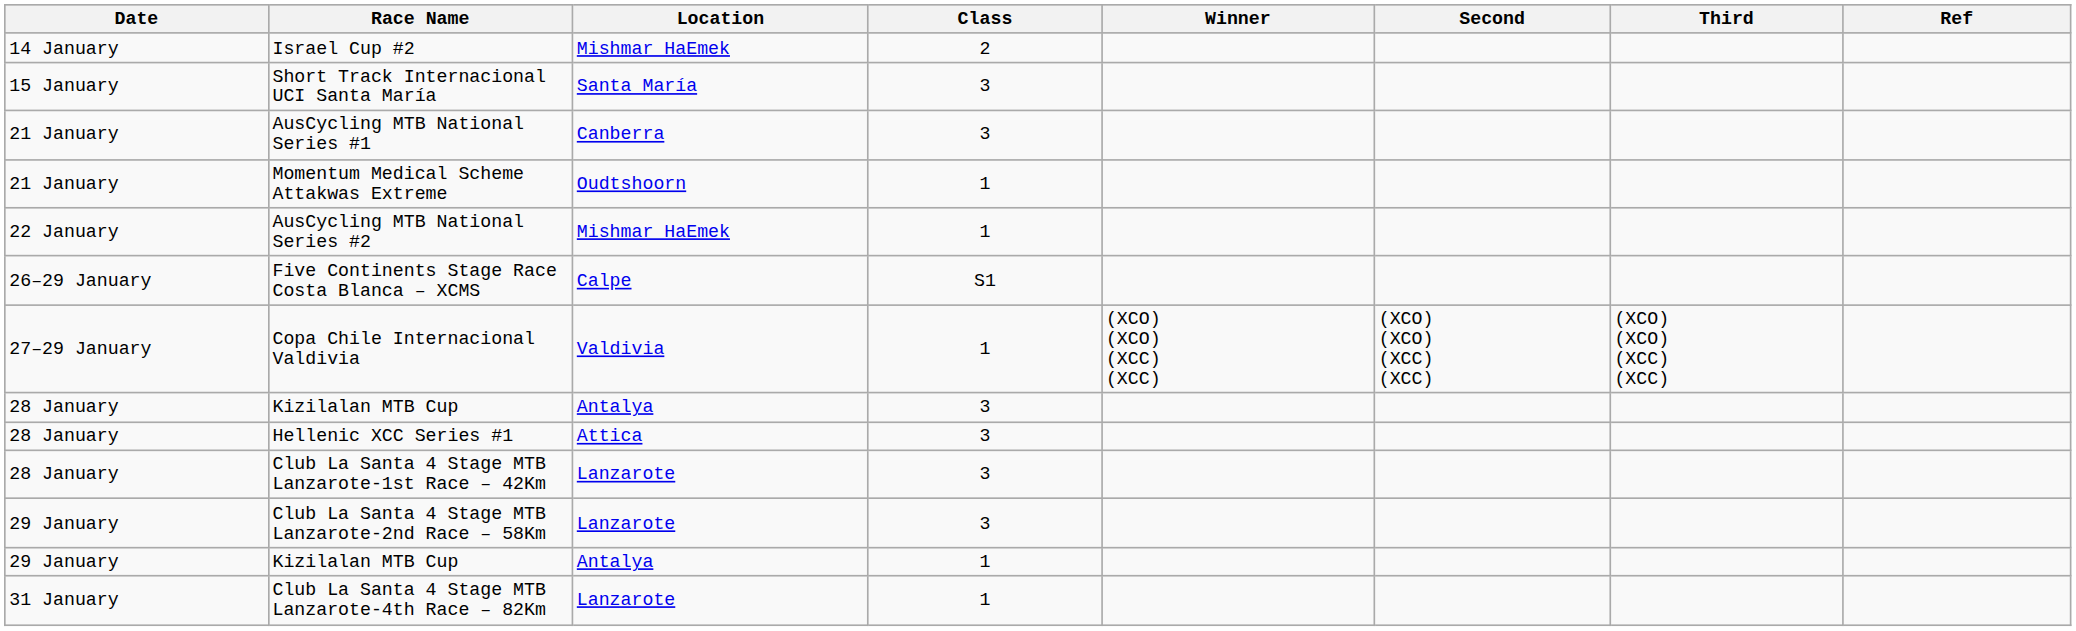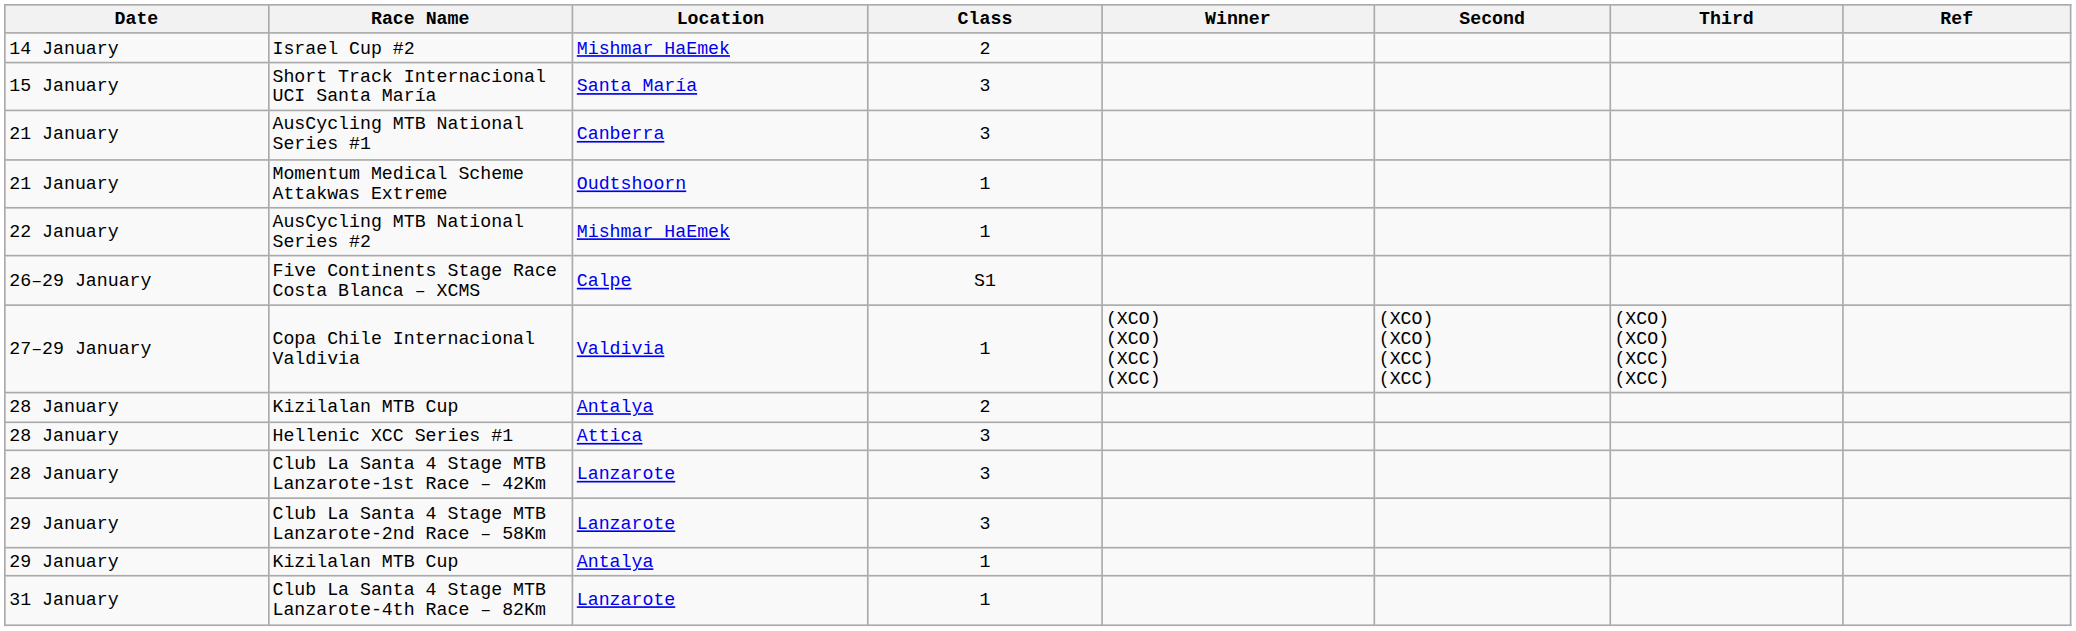(985, 407) 3 -> (985, 407) 2
